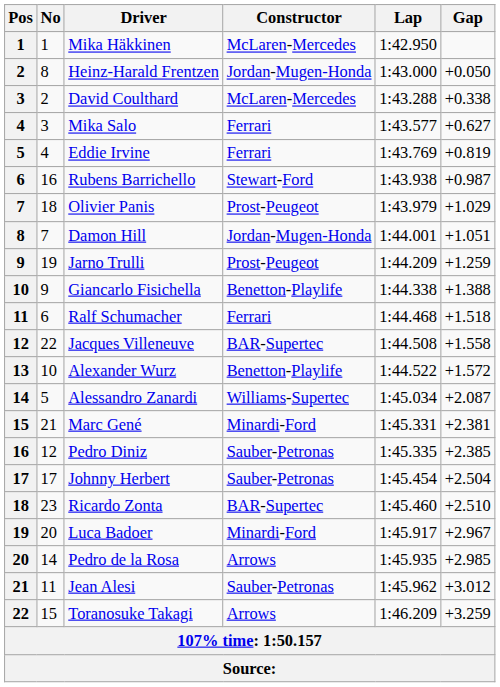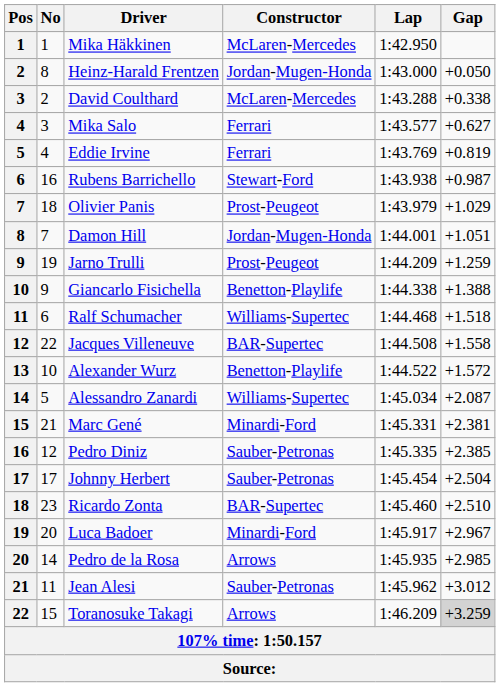(249, 315) Ferrari -> (288, 315) Williams-Supertec
(468, 613) no background -> (468, 613) lightgrey background
